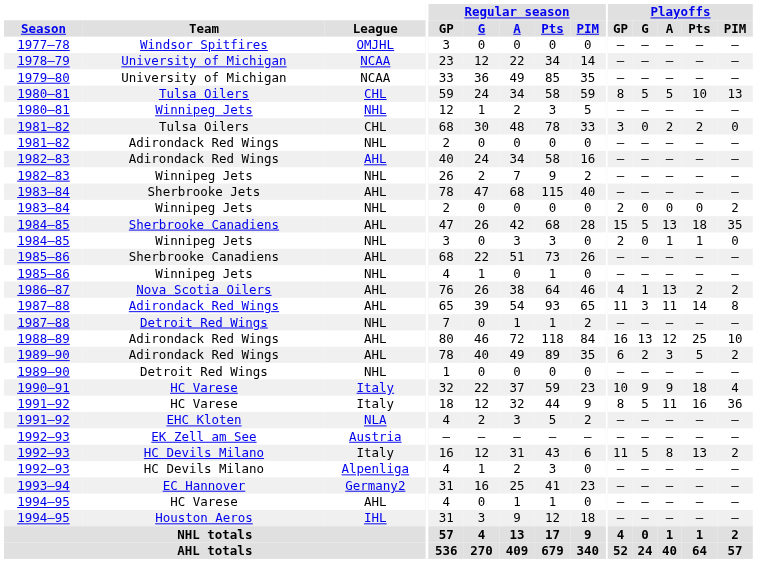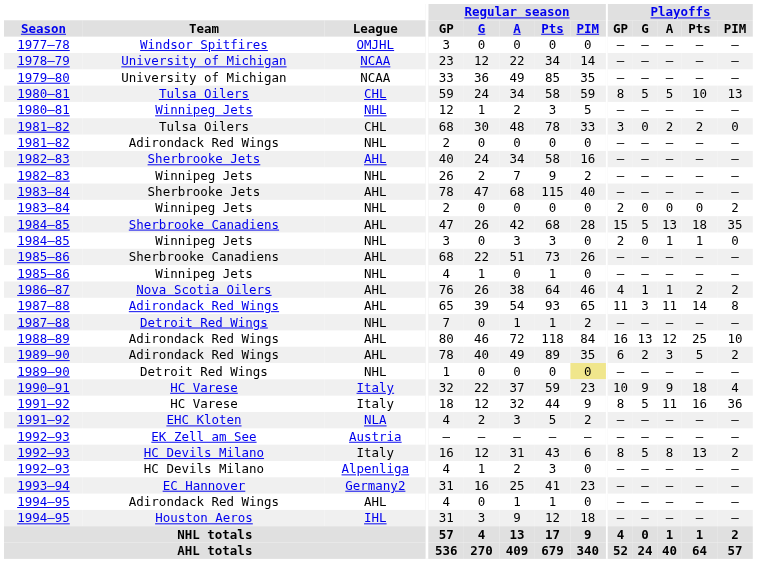(204, 159) Adirondack Red Wings -> (204, 159) Sherbrooke Jets
(670, 290) 13 -> (670, 290) 1
(588, 371) no background -> (588, 371) khaki background
(621, 453) 11 -> (621, 453) 8
(204, 502) HC Varese -> (204, 502) Adirondack Red Wings
